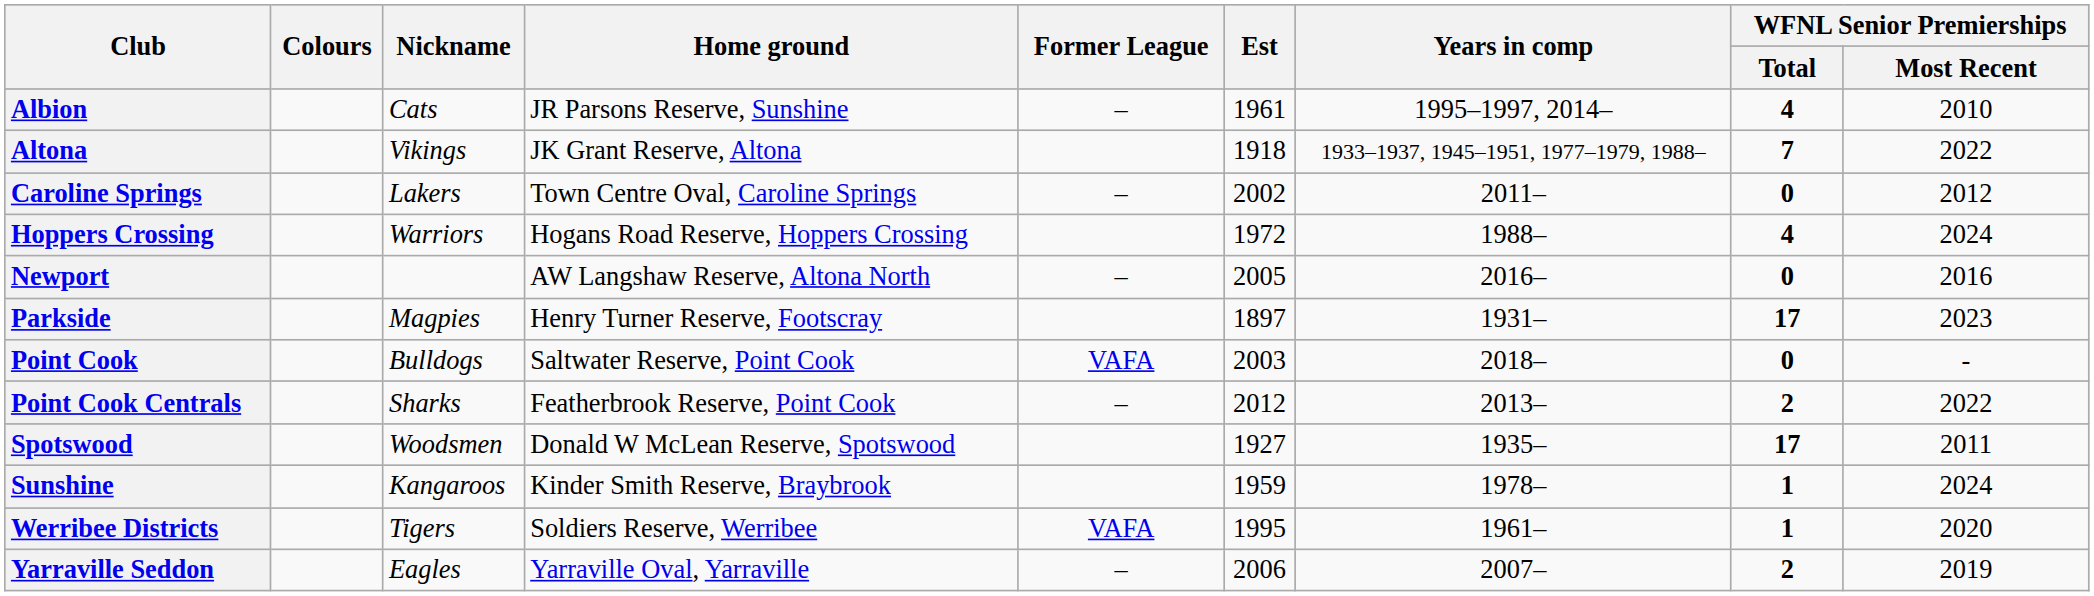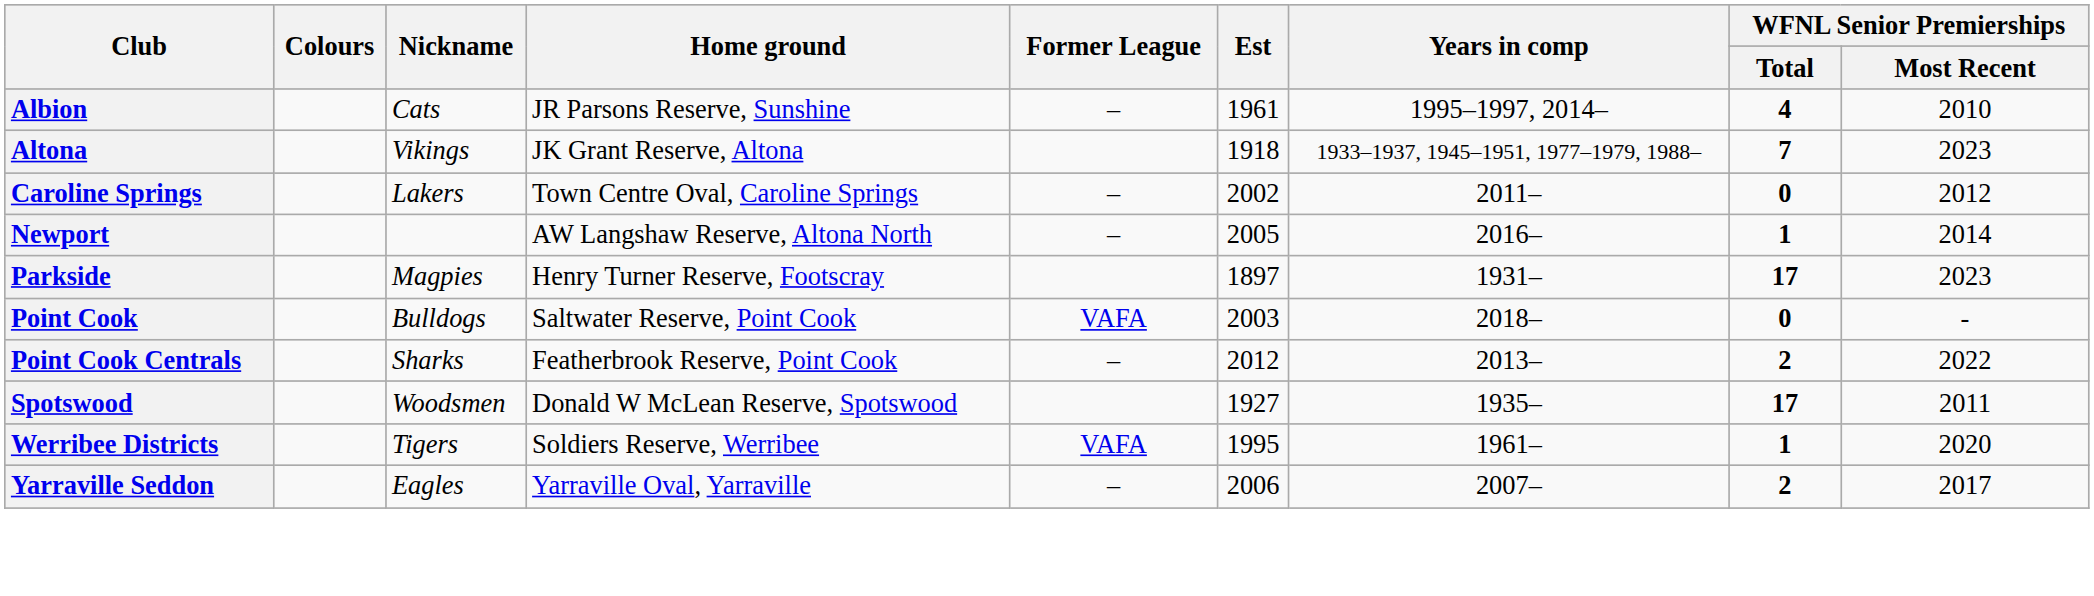(1966, 151) 2022 -> (1965, 151) 2023
- row: (112, 234)
(1787, 276) 0 -> (1785, 234) 1
(1966, 276) 2016 -> (1965, 234) 2014
- row: (62, 485)
(1966, 569) 2019 -> (1965, 485) 2017
